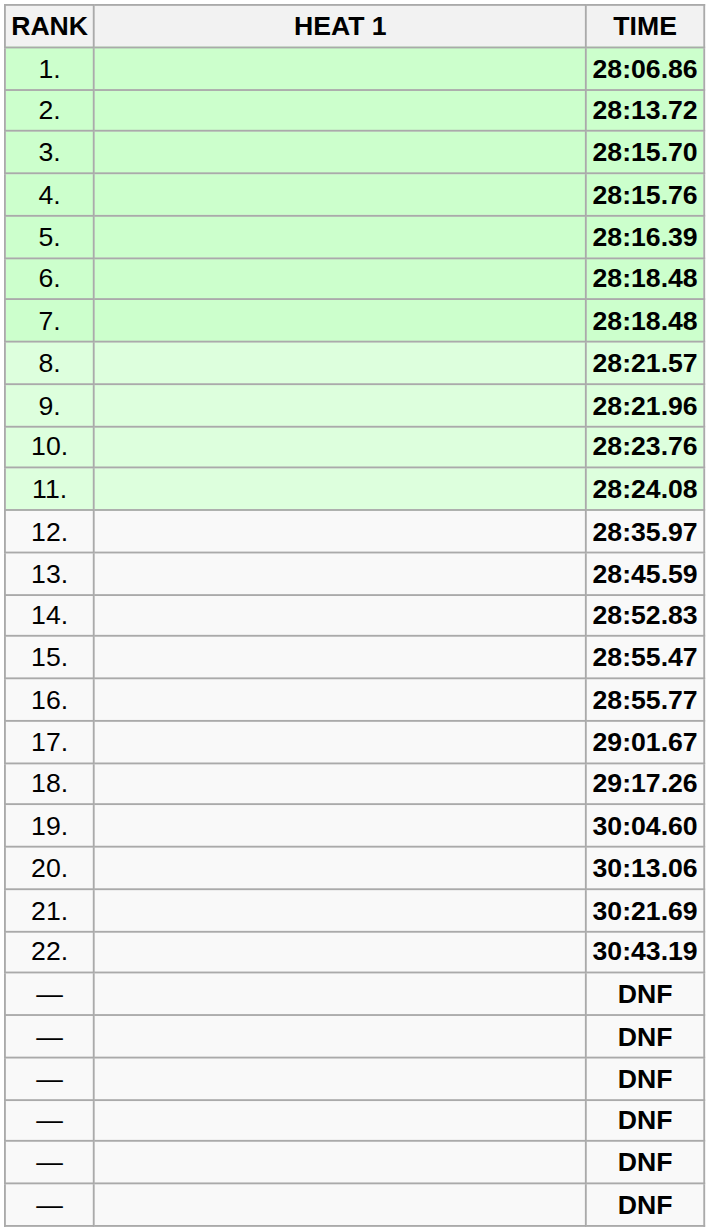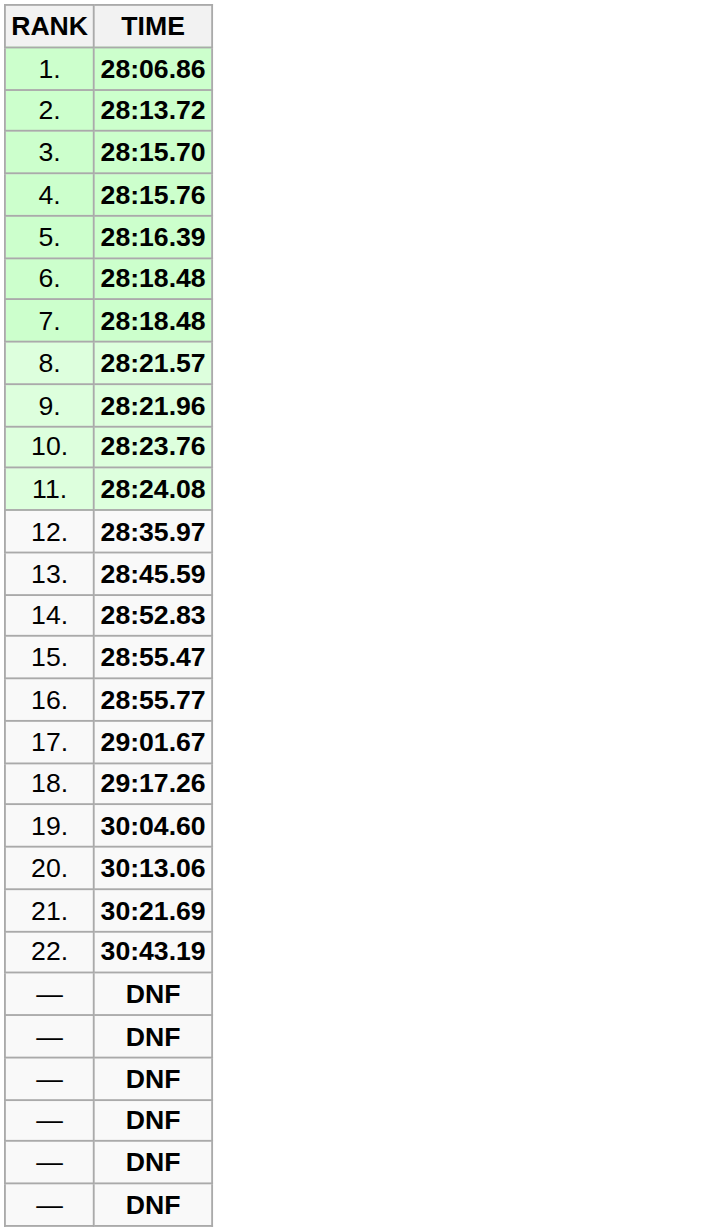- column: (340, 26)
